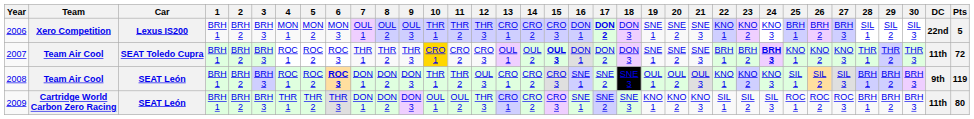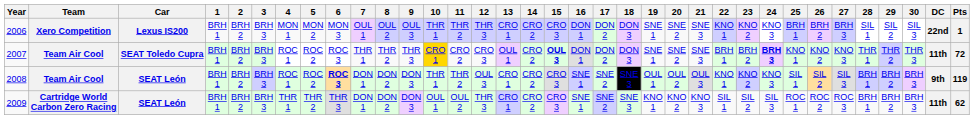(605, 30) bold -> (605, 30) normal
(960, 30) 5 -> (960, 30) 1
(532, 54) OUL 2 -> (532, 54) CRO 2
(960, 102) 80 -> (960, 102) 62
